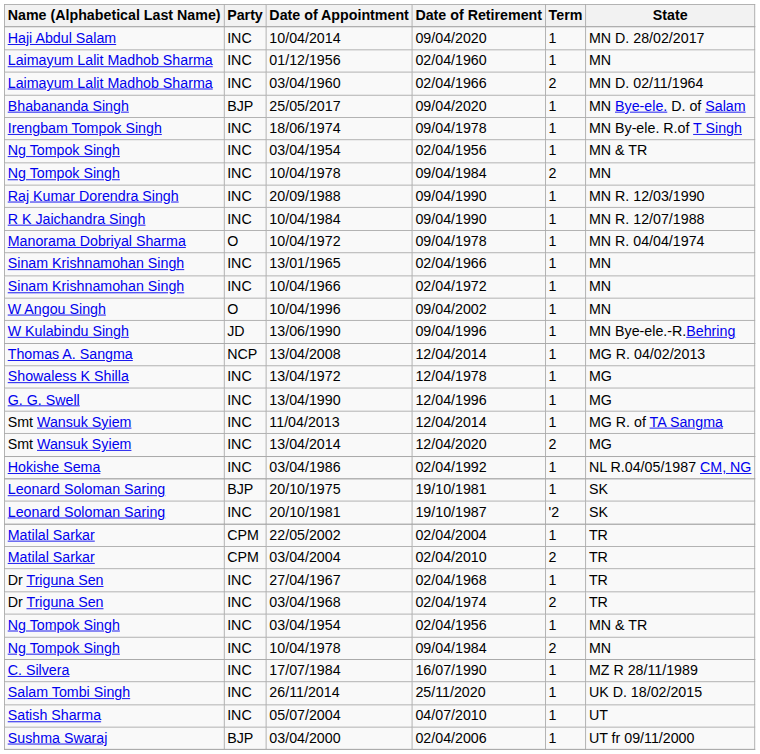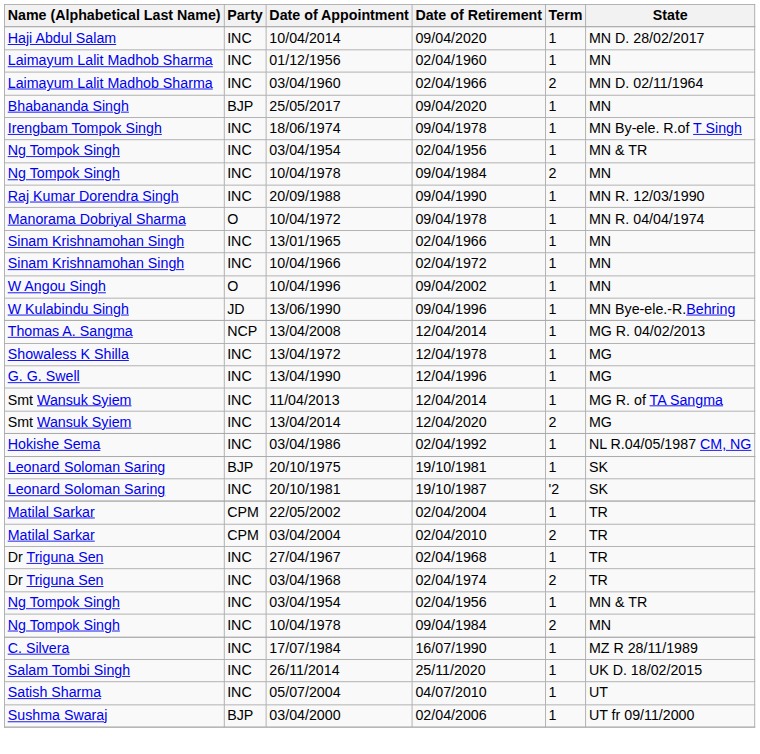(667, 106) MN Bye-ele. D. of Salam -> (600, 106) MN
- row: (305, 219)
